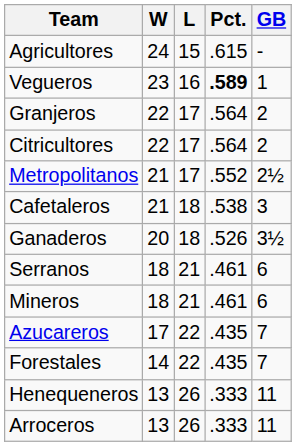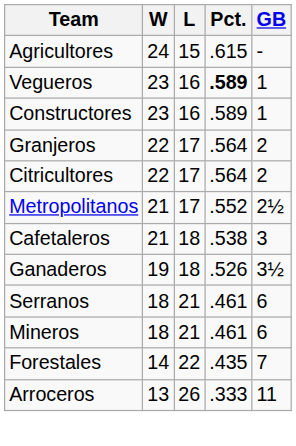+ row: (70, 113)
(158, 238) 20 -> (158, 269) 19
- row: (59, 332)
- row: (74, 394)
